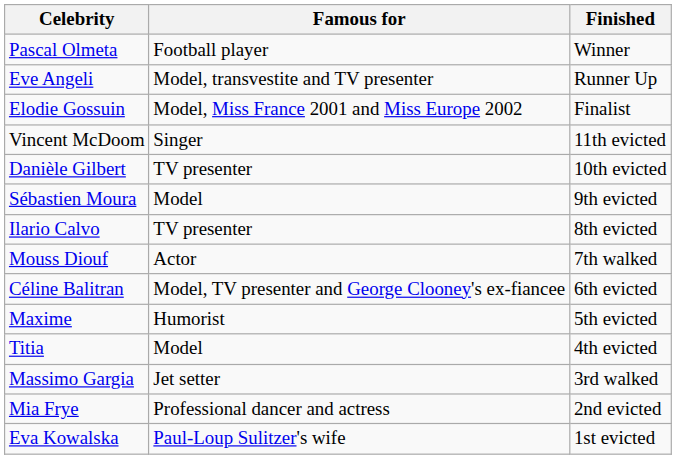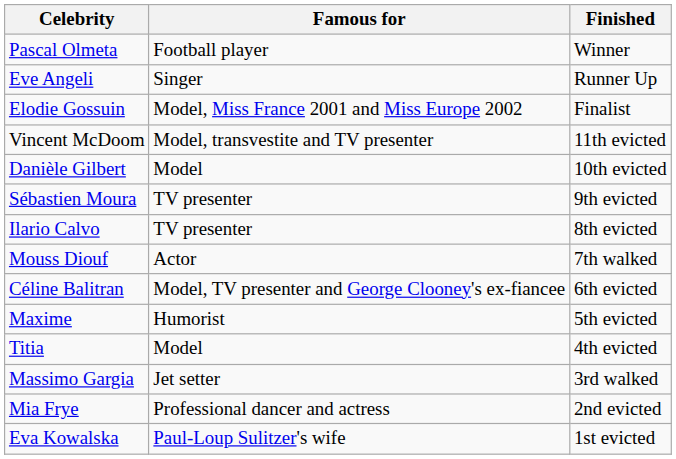(293, 79) Model, transvestite and TV presenter -> (178, 79) Singer
(178, 139) Singer -> (293, 139) Model, transvestite and TV presenter
(203, 169) TV presenter -> (178, 169) Model
(178, 199) Model -> (203, 199) TV presenter
